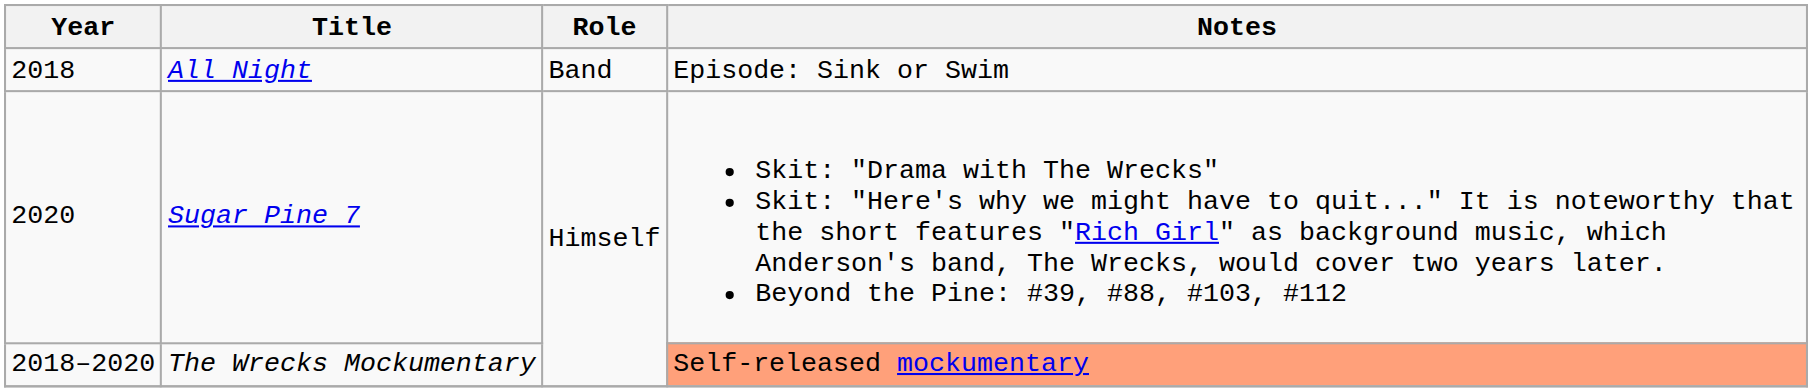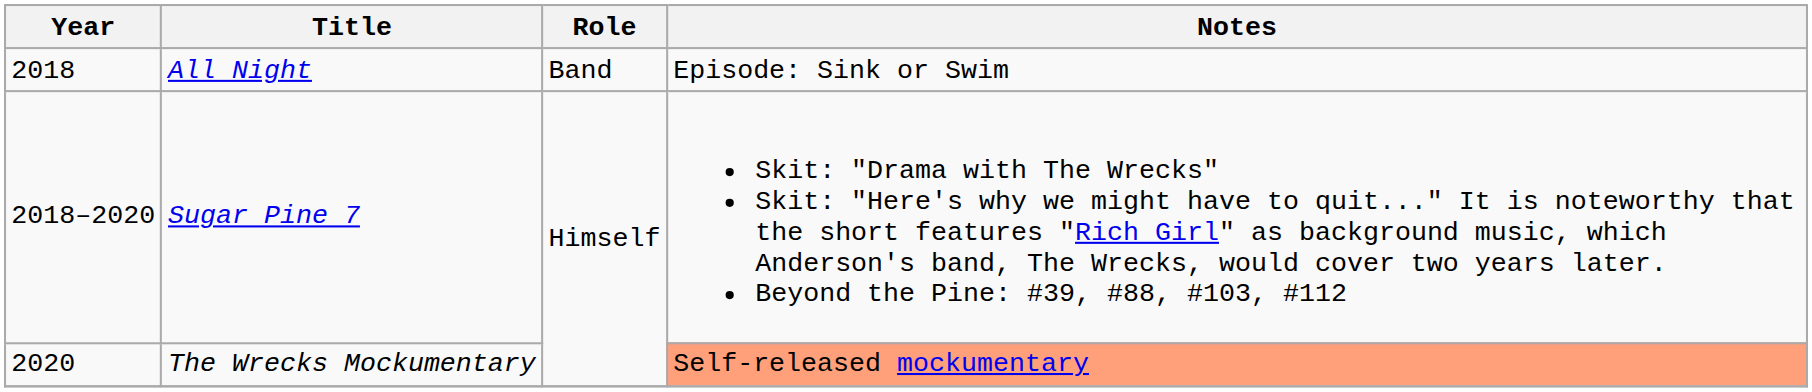(43, 217) 2020 -> (83, 217) 2018–2020
(83, 364) 2018–2020 -> (43, 364) 2020
